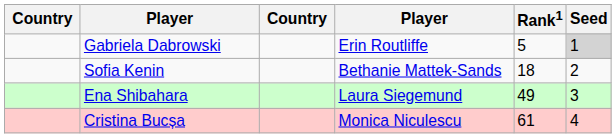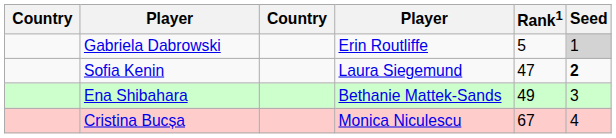(420, 70) Bethanie Mattek-Sands -> (400, 70) Laura Siegemund
(526, 70) 18 -> (526, 70) 47
(574, 70) normal -> (574, 70) bold
(400, 95) Laura Siegemund -> (420, 95) Bethanie Mattek-Sands
(526, 120) 61 -> (526, 120) 67
